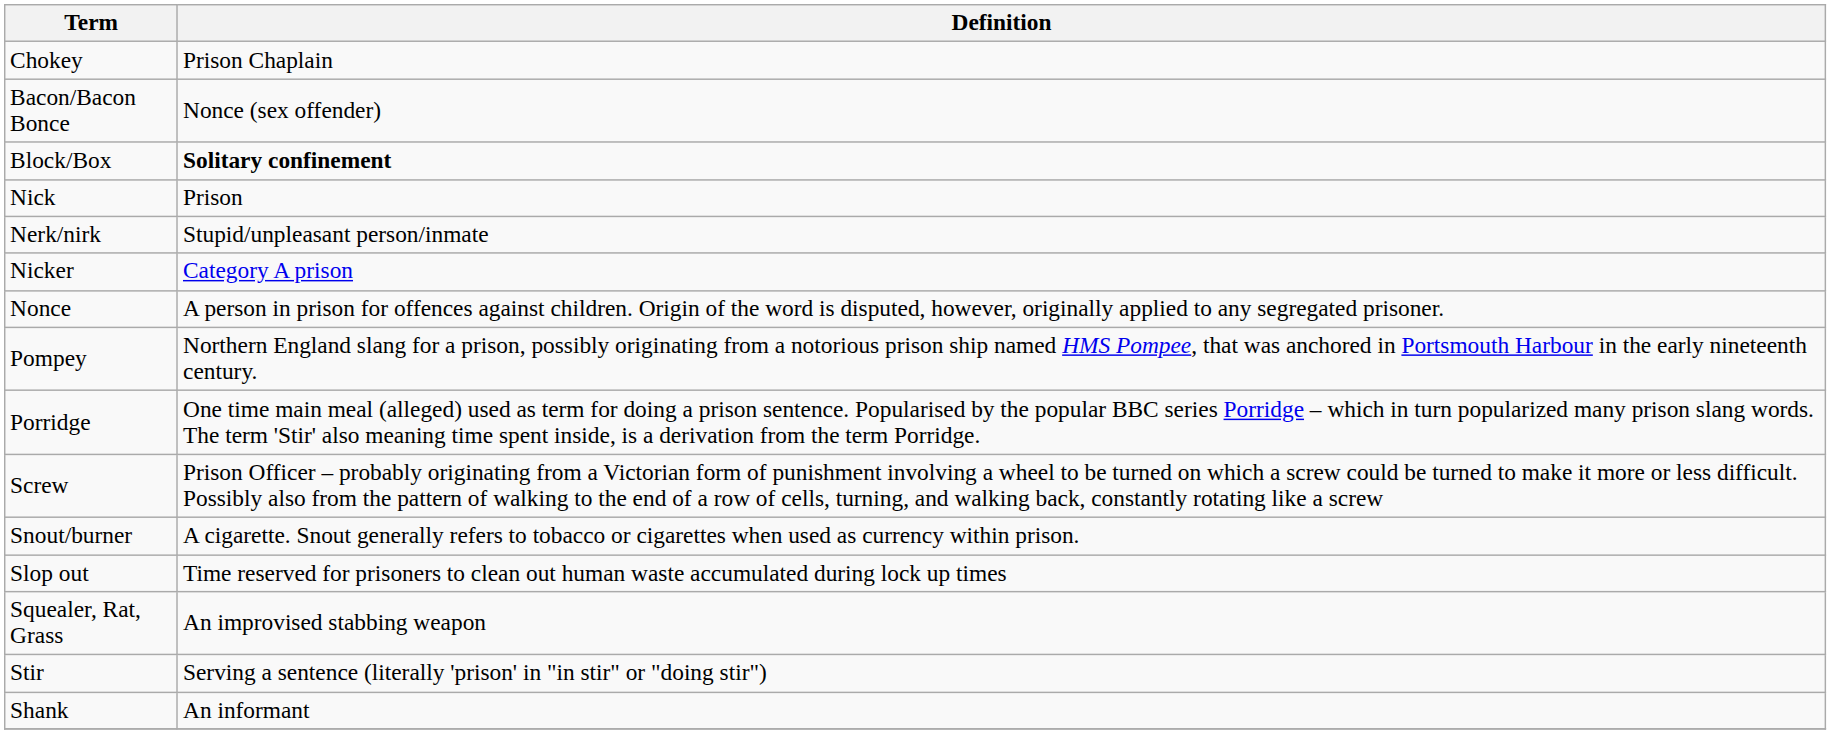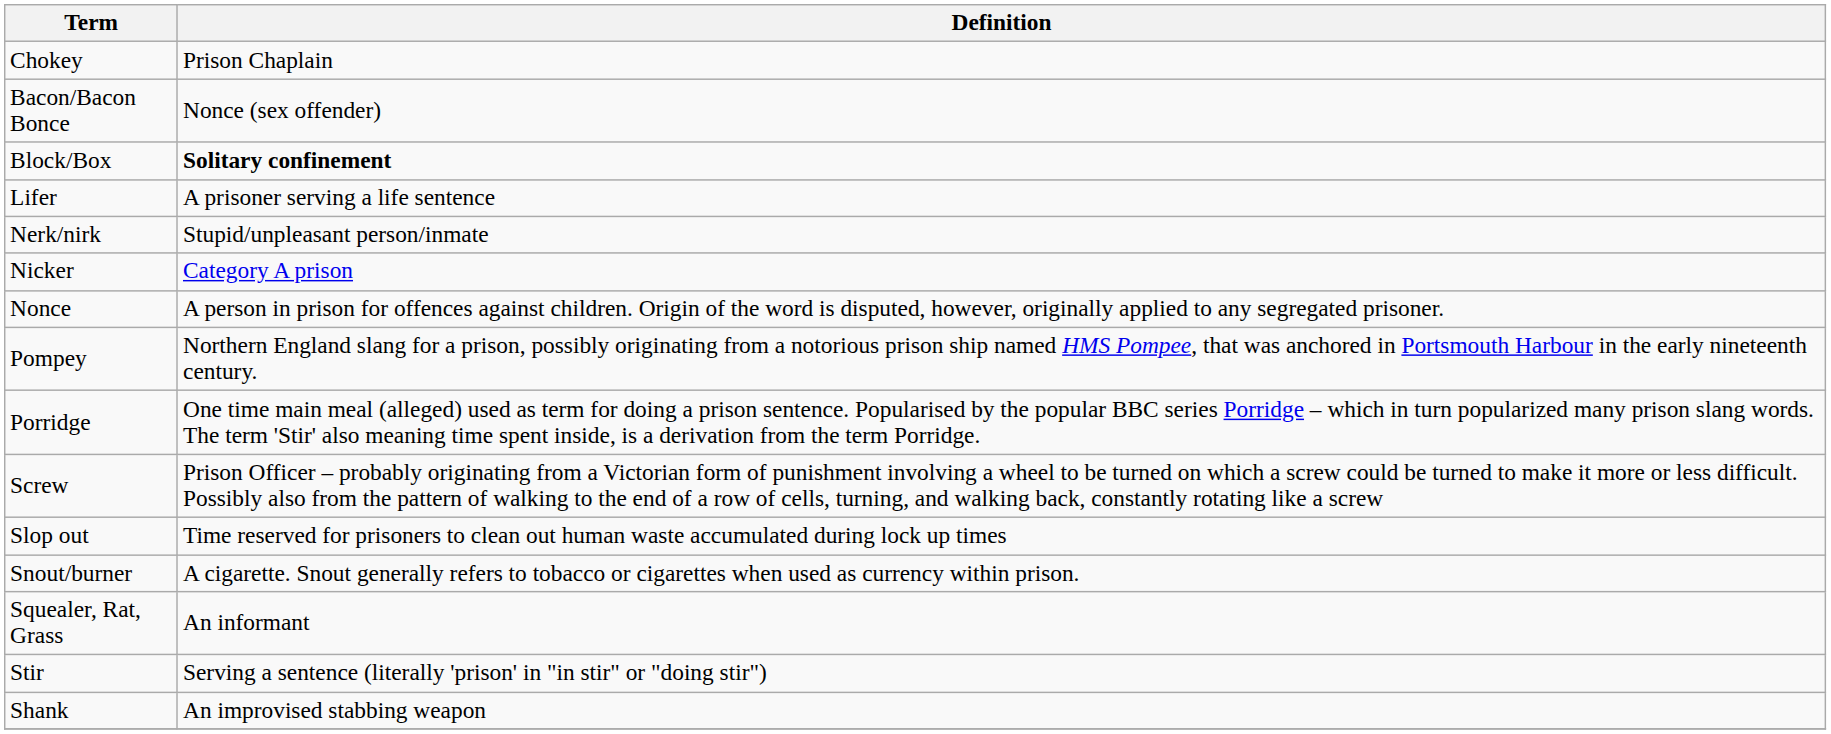+ row: (33, 197)
- row: (33, 197)
rows swapped: (49, 572) <-> (71, 535)
(335, 622) An improvised stabbing weapon -> (246, 622) An informant
(246, 710) An informant -> (335, 710) An improvised stabbing weapon
